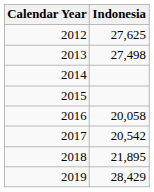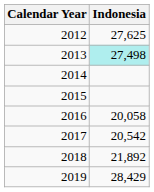(128, 55) no background -> (128, 55) paleturquoise background
(128, 156) 21,895 -> (128, 156) 21,892
